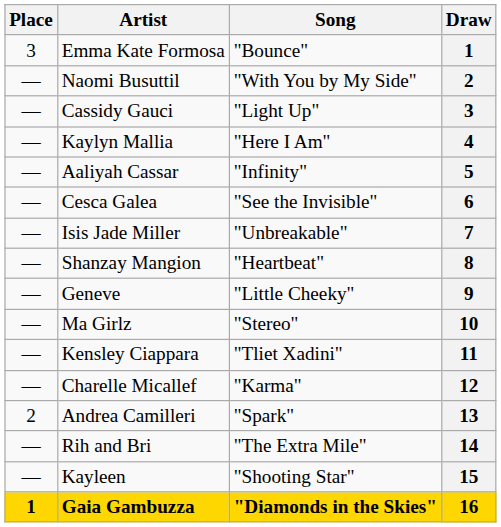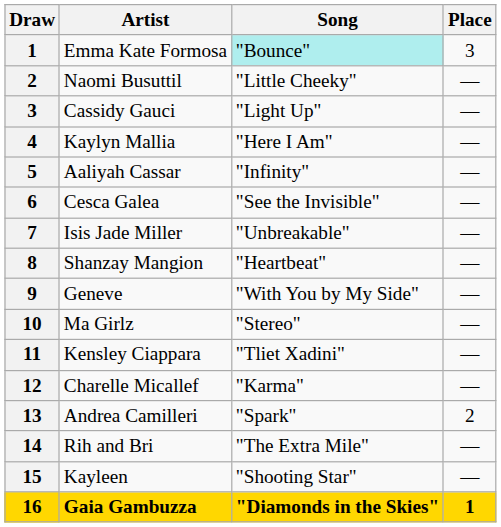columns swapped: (469, 19) <-> (31, 19)
(271, 50) no background -> (273, 50) paleturquoise background
(325, 80) "With You by My Side" -> (296, 80) "Little Cheeky"
(294, 293) "Little Cheeky" -> (327, 293) "With You by My Side"
